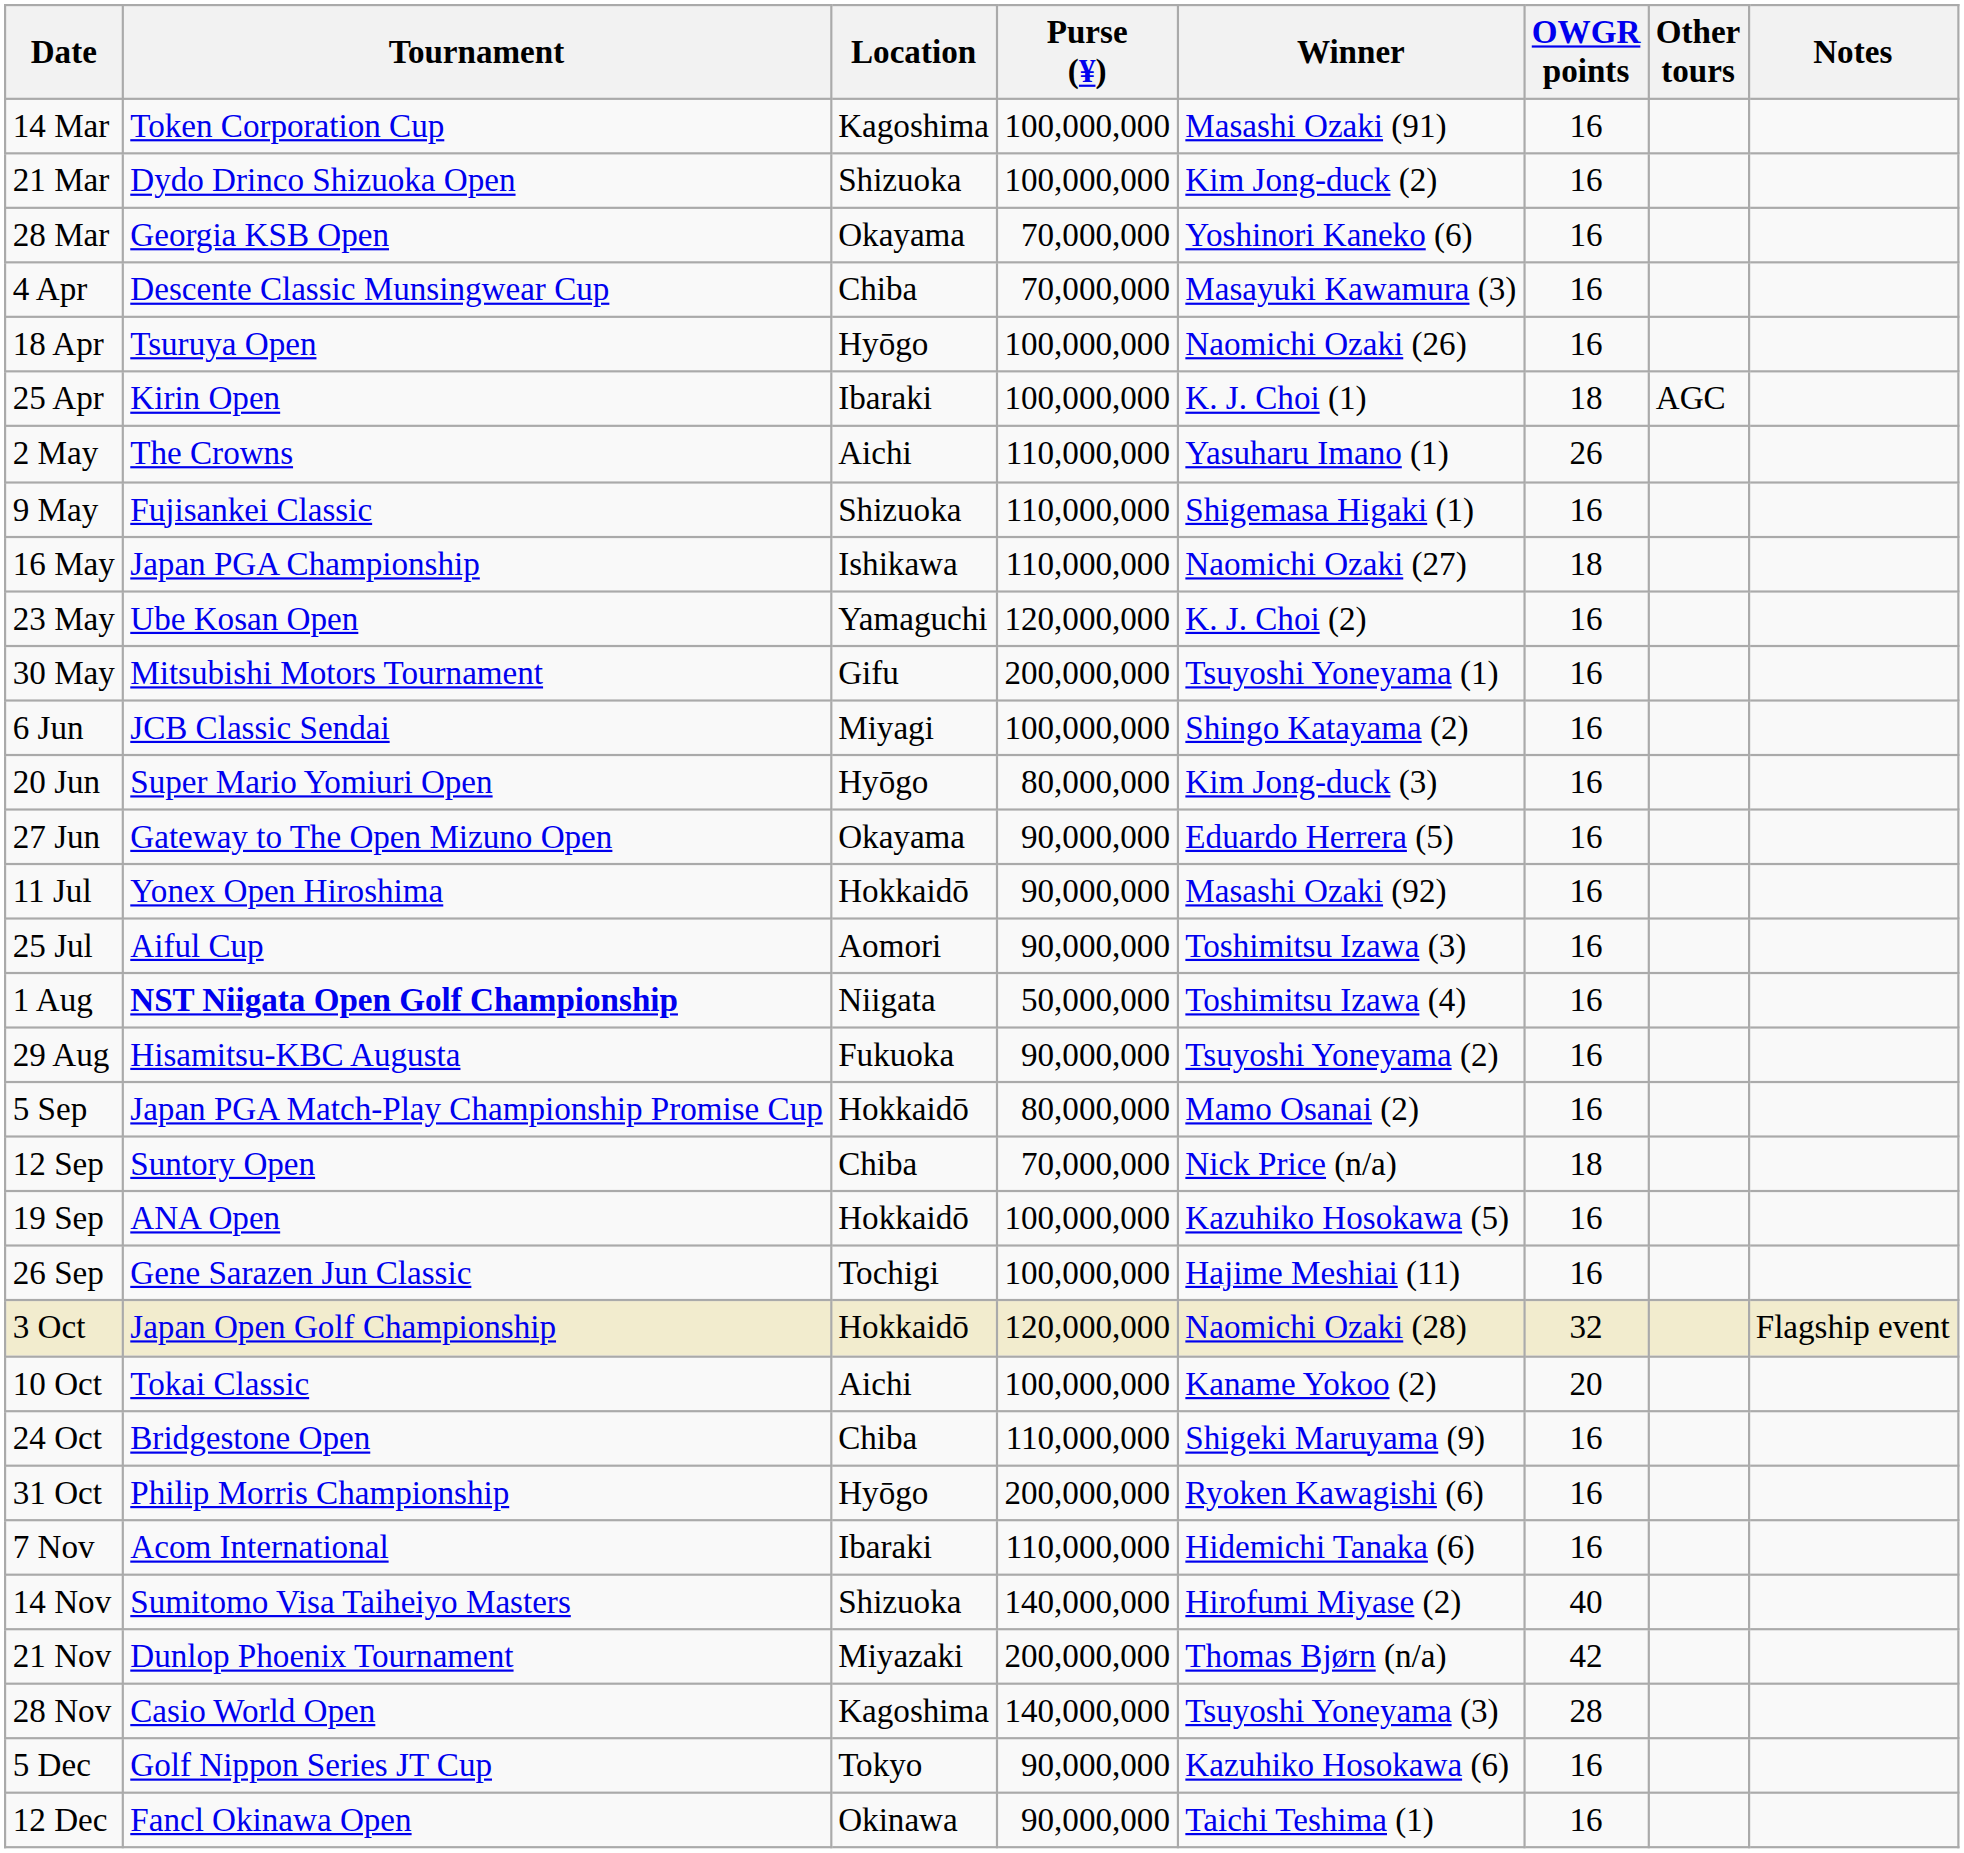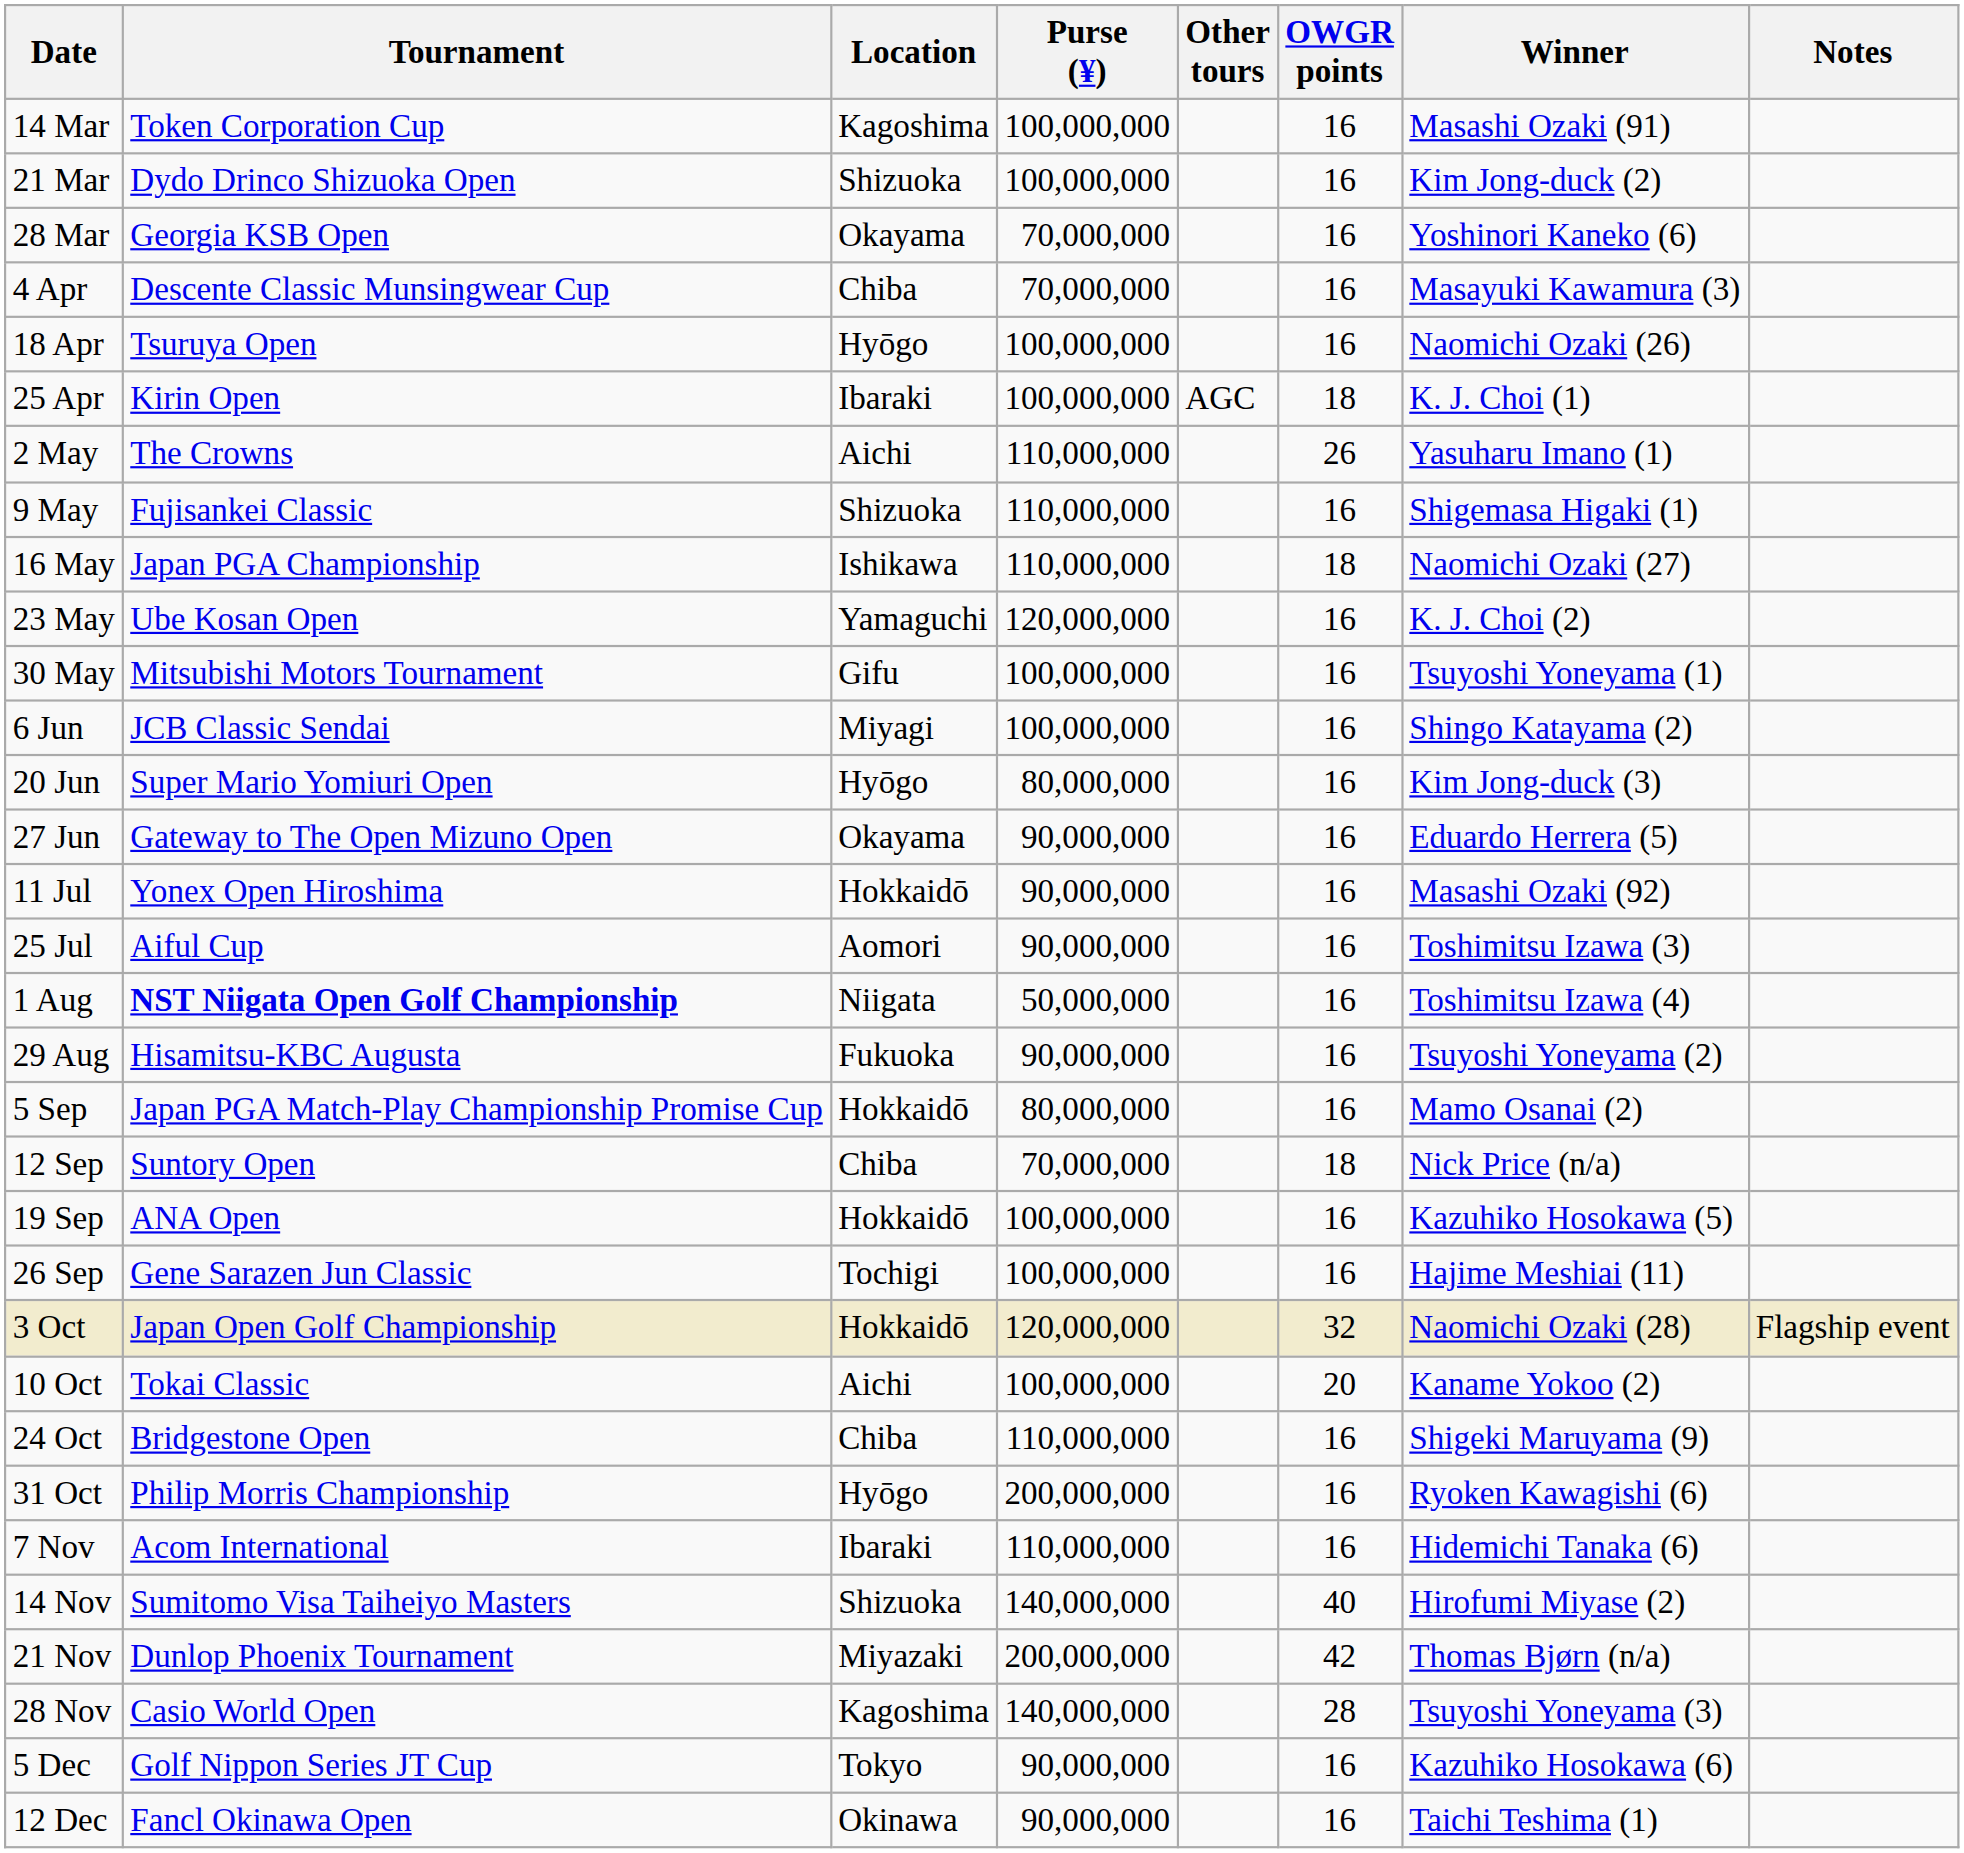columns swapped: (1351, 51) <-> (1698, 51)
(1087, 672) 200,000,000 -> (1087, 672) 100,000,000
